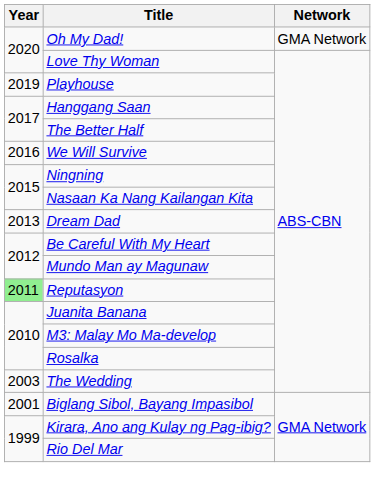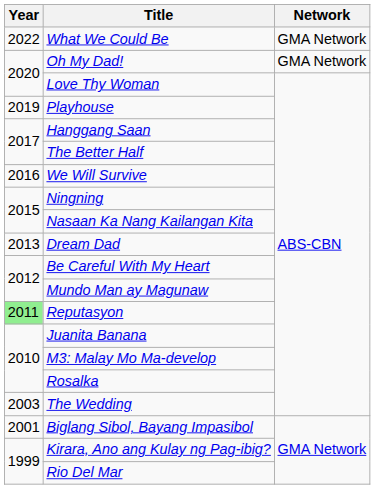+ row: (108, 38)
